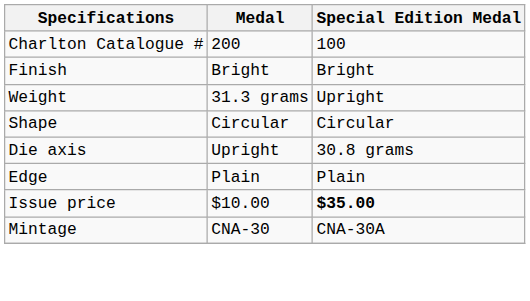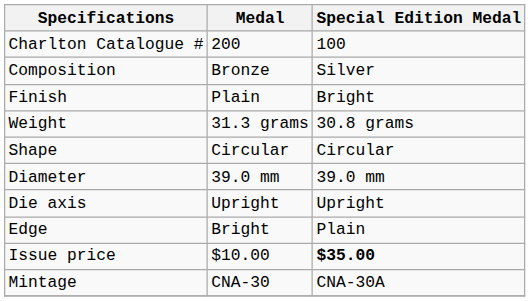+ row: (62, 71)
(241, 71) Bright -> (236, 97) Plain
(351, 97) Upright -> (365, 124) 30.8 grams
+ row: (48, 177)
(365, 150) 30.8 grams -> (351, 203) Upright
(236, 177) Plain -> (241, 230) Bright
